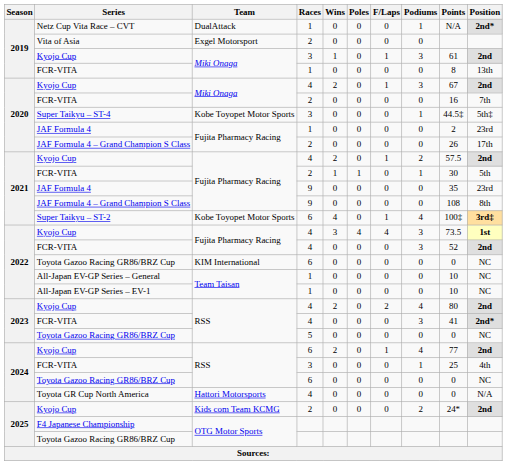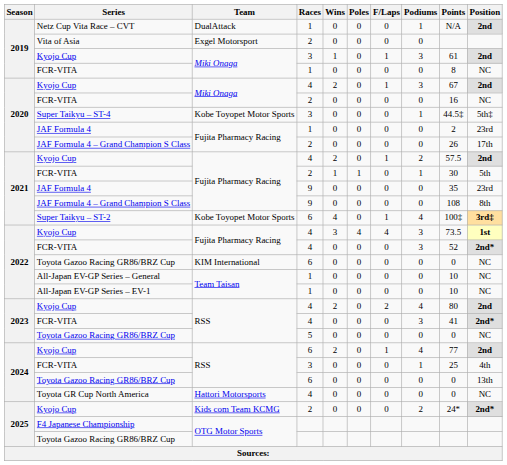(485, 26) 2nd* -> (485, 26) 2nd
(485, 71) 13th -> (485, 71) NC
(485, 100) 7th -> (485, 100) NC
(485, 247) 2nd -> (485, 247) 2nd*
(485, 380) NC -> (485, 380) 13th
(485, 395) N/A -> (485, 395) NC
(485, 409) 2nd -> (485, 409) 2nd*
